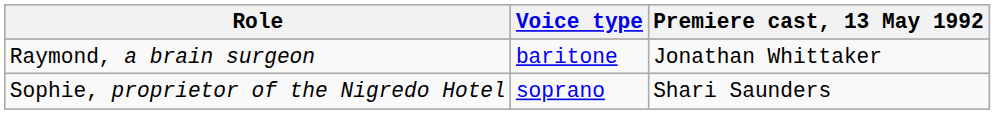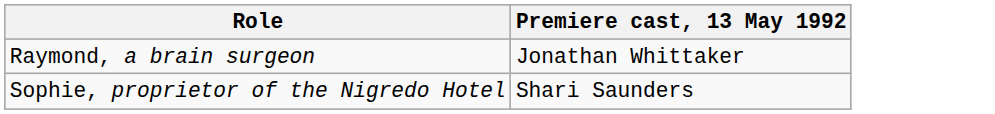- column: (579, 22)
